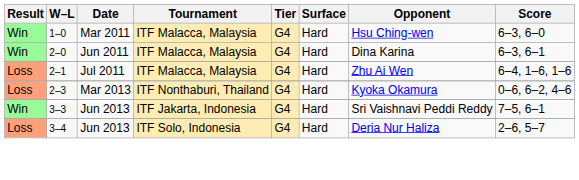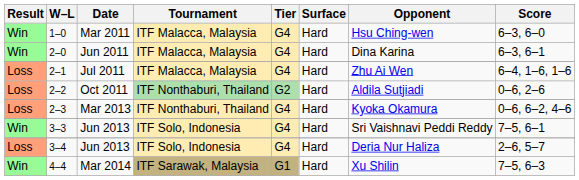+ row: (58, 90)
(196, 109) ITF Jakarta, Indonesia -> (188, 128) ITF Solo, Indonesia
+ row: (58, 167)
